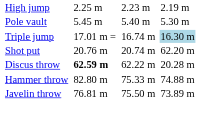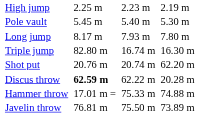+ row: (28, 36)
(95, 36) 17.01 m = -> (90, 50) 82.80 m
(177, 36) lightblue background -> (177, 50) no background
(90, 79) 82.80 m -> (95, 93) 17.01 m =
